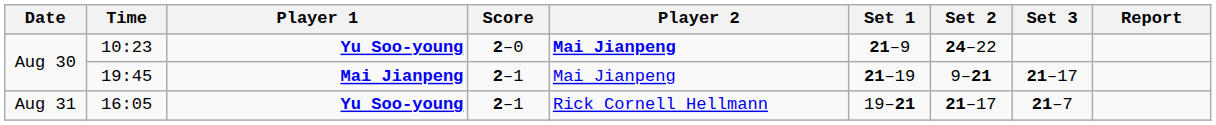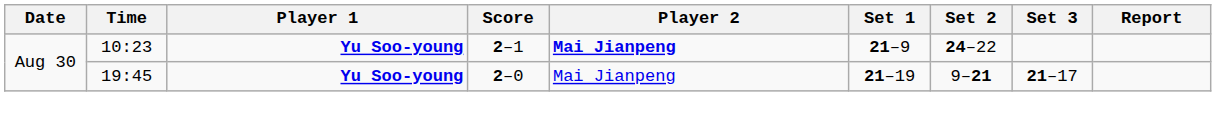(508, 47) 2–0 -> (508, 47) 2–1
(402, 76) Mai Jianpeng -> (402, 76) Yu Soo-young
(508, 76) 2–1 -> (508, 76) 2–0
- row: (127, 105)
